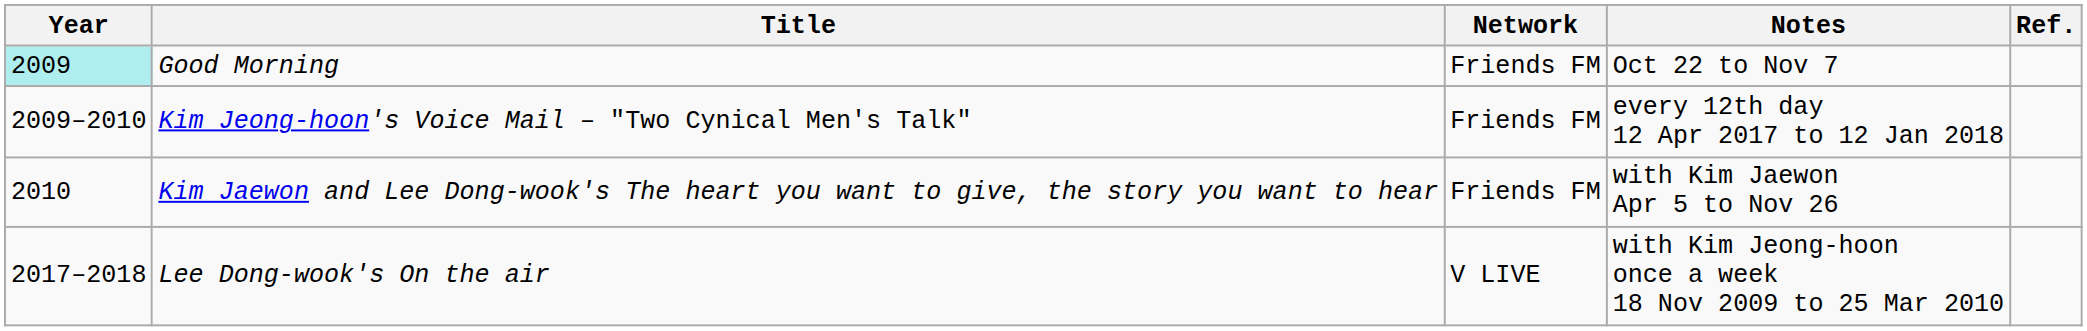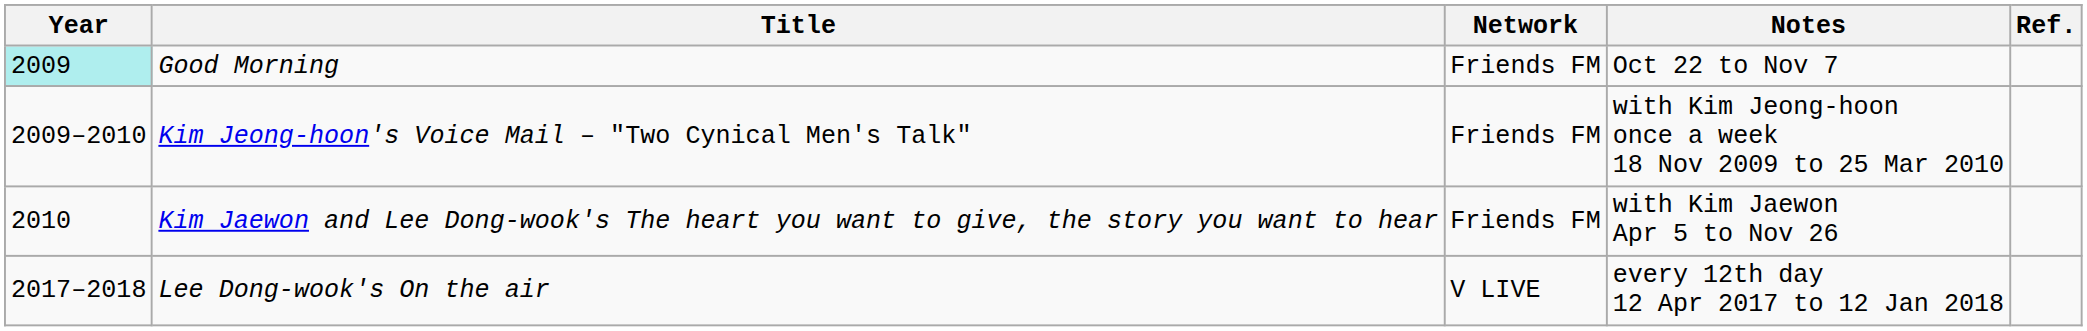(1808, 122) every 12th day 12 Apr 2017 to 12 Jan 2018 -> (1808, 136) with Kim Jeong-hoon once a week 18 Nov 2009 to 25 Mar 2010
(1808, 276) with Kim Jeong-hoon once a week 18 Nov 2009 to 25 Mar 2010 -> (1808, 290) every 12th day 12 Apr 2017 to 12 Jan 2018
